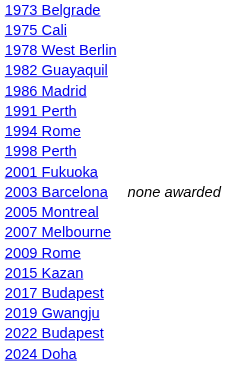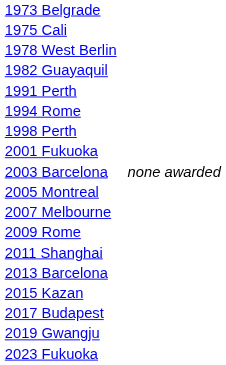- row: (46, 91)
+ row: (54, 252)
+ row: (56, 273)
- row: (54, 333)
+ row: (51, 354)
- row: (41, 354)
